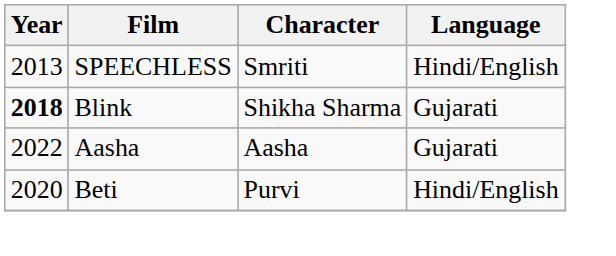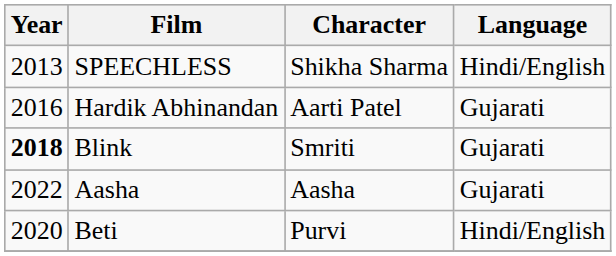(276, 66) Smriti -> (369, 66) Shikha Sharma
+ row: (176, 107)
(322, 107) Shikha Sharma -> (323, 148) Smriti
